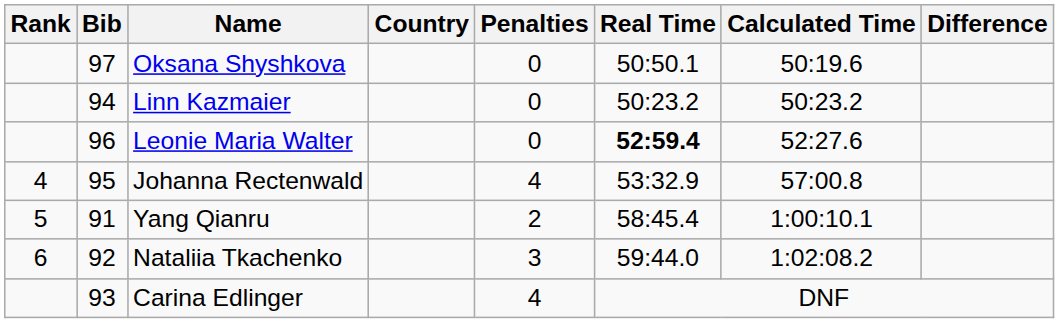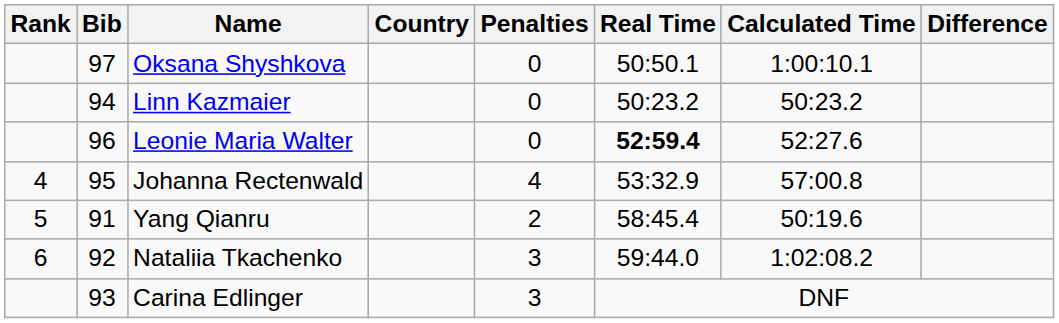(822, 63) 50:19.6 -> (822, 63) 1:00:10.1
(822, 219) 1:00:10.1 -> (822, 219) 50:19.6
(535, 297) 4 -> (535, 297) 3
